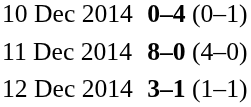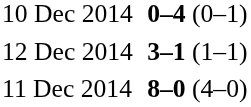rows swapped: (67, 51) <-> (67, 88)
